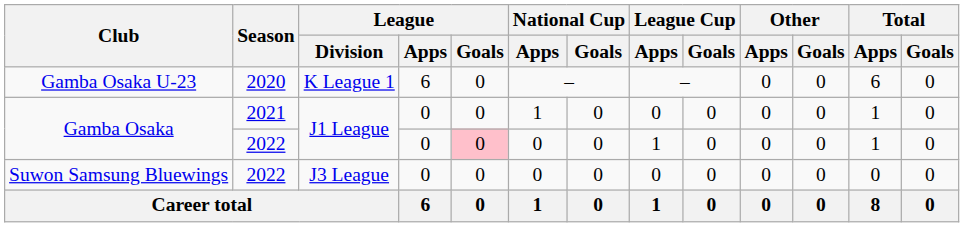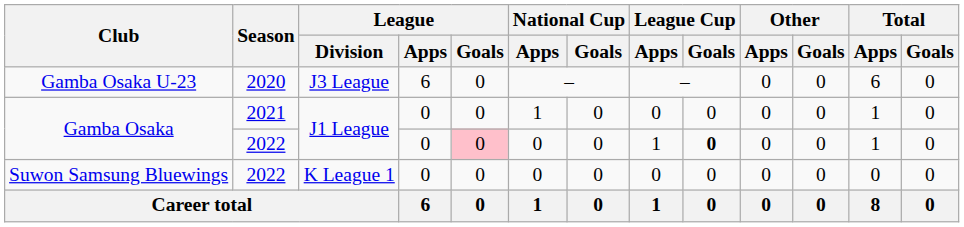(349, 81) K League 1 -> (349, 81) J3 League
(711, 143) normal -> (711, 143) bold
(349, 174) J3 League -> (349, 174) K League 1
